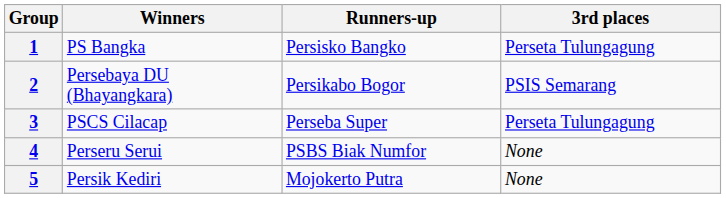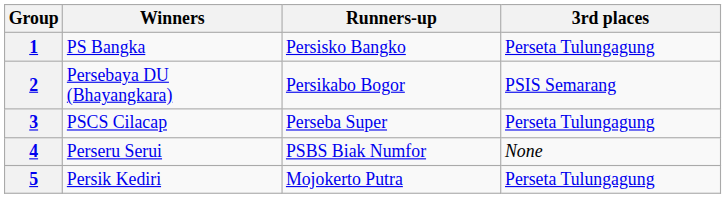(524, 179) None -> (580, 179) Perseta Tulungagung
